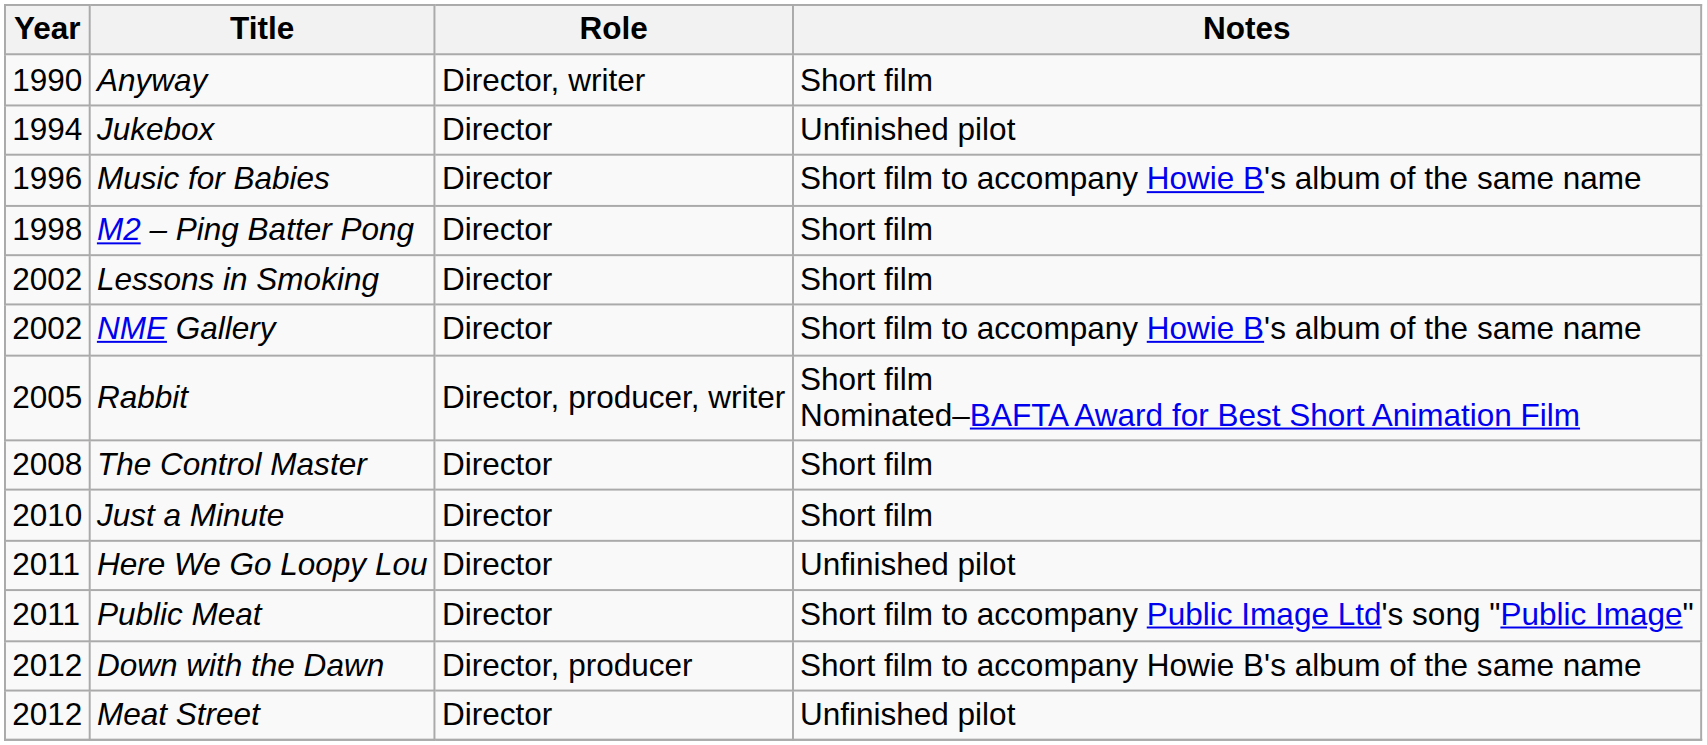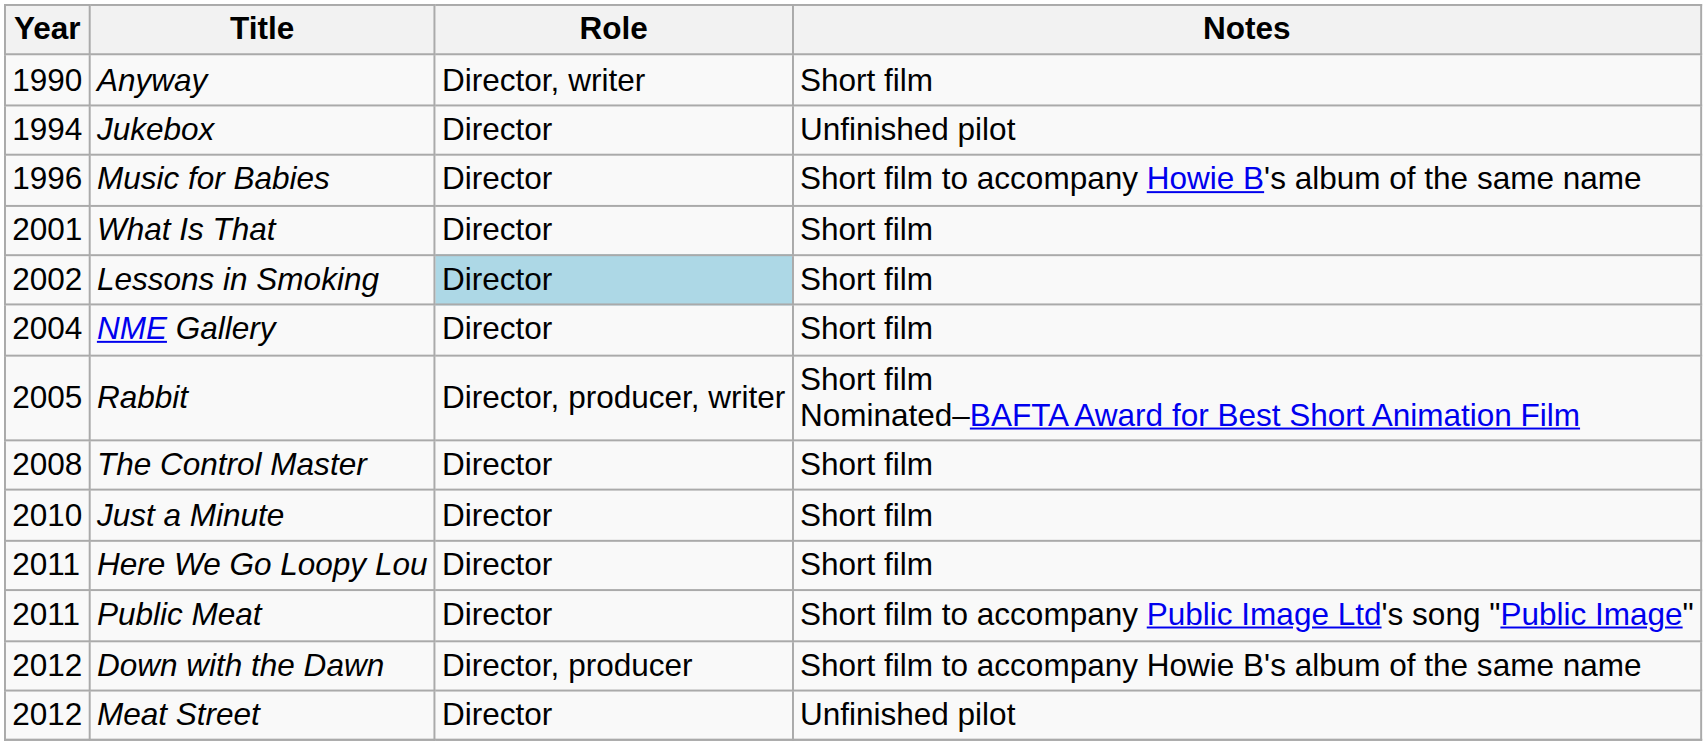- row: (255, 229)
+ row: (186, 229)
(497, 279) no background -> (497, 279) lightblue background
(47, 329) 2002 -> (47, 329) 2004
(1221, 329) Short film to accompany Howie B's album of the same name -> (866, 329) Short film
(908, 564) Unfinished pilot -> (866, 564) Short film
